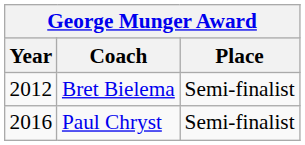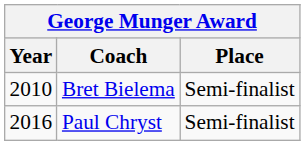(31, 88) 2012 -> (31, 88) 2010
